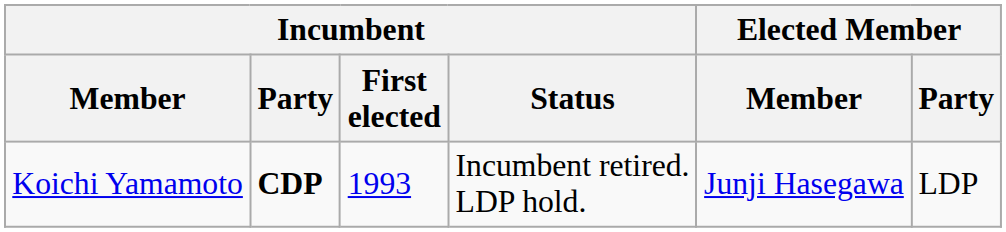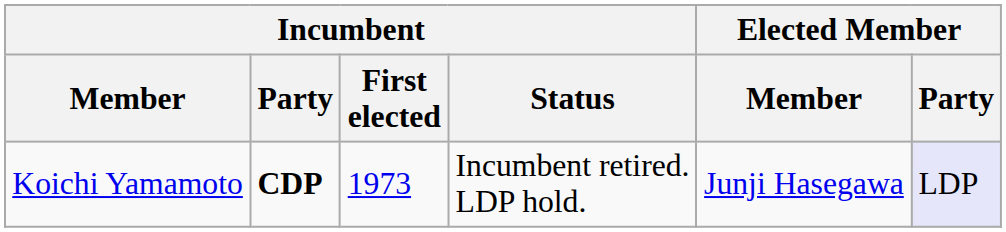(379, 183) 1993 -> (379, 183) 1973
(948, 183) no background -> (948, 183) lavender background
